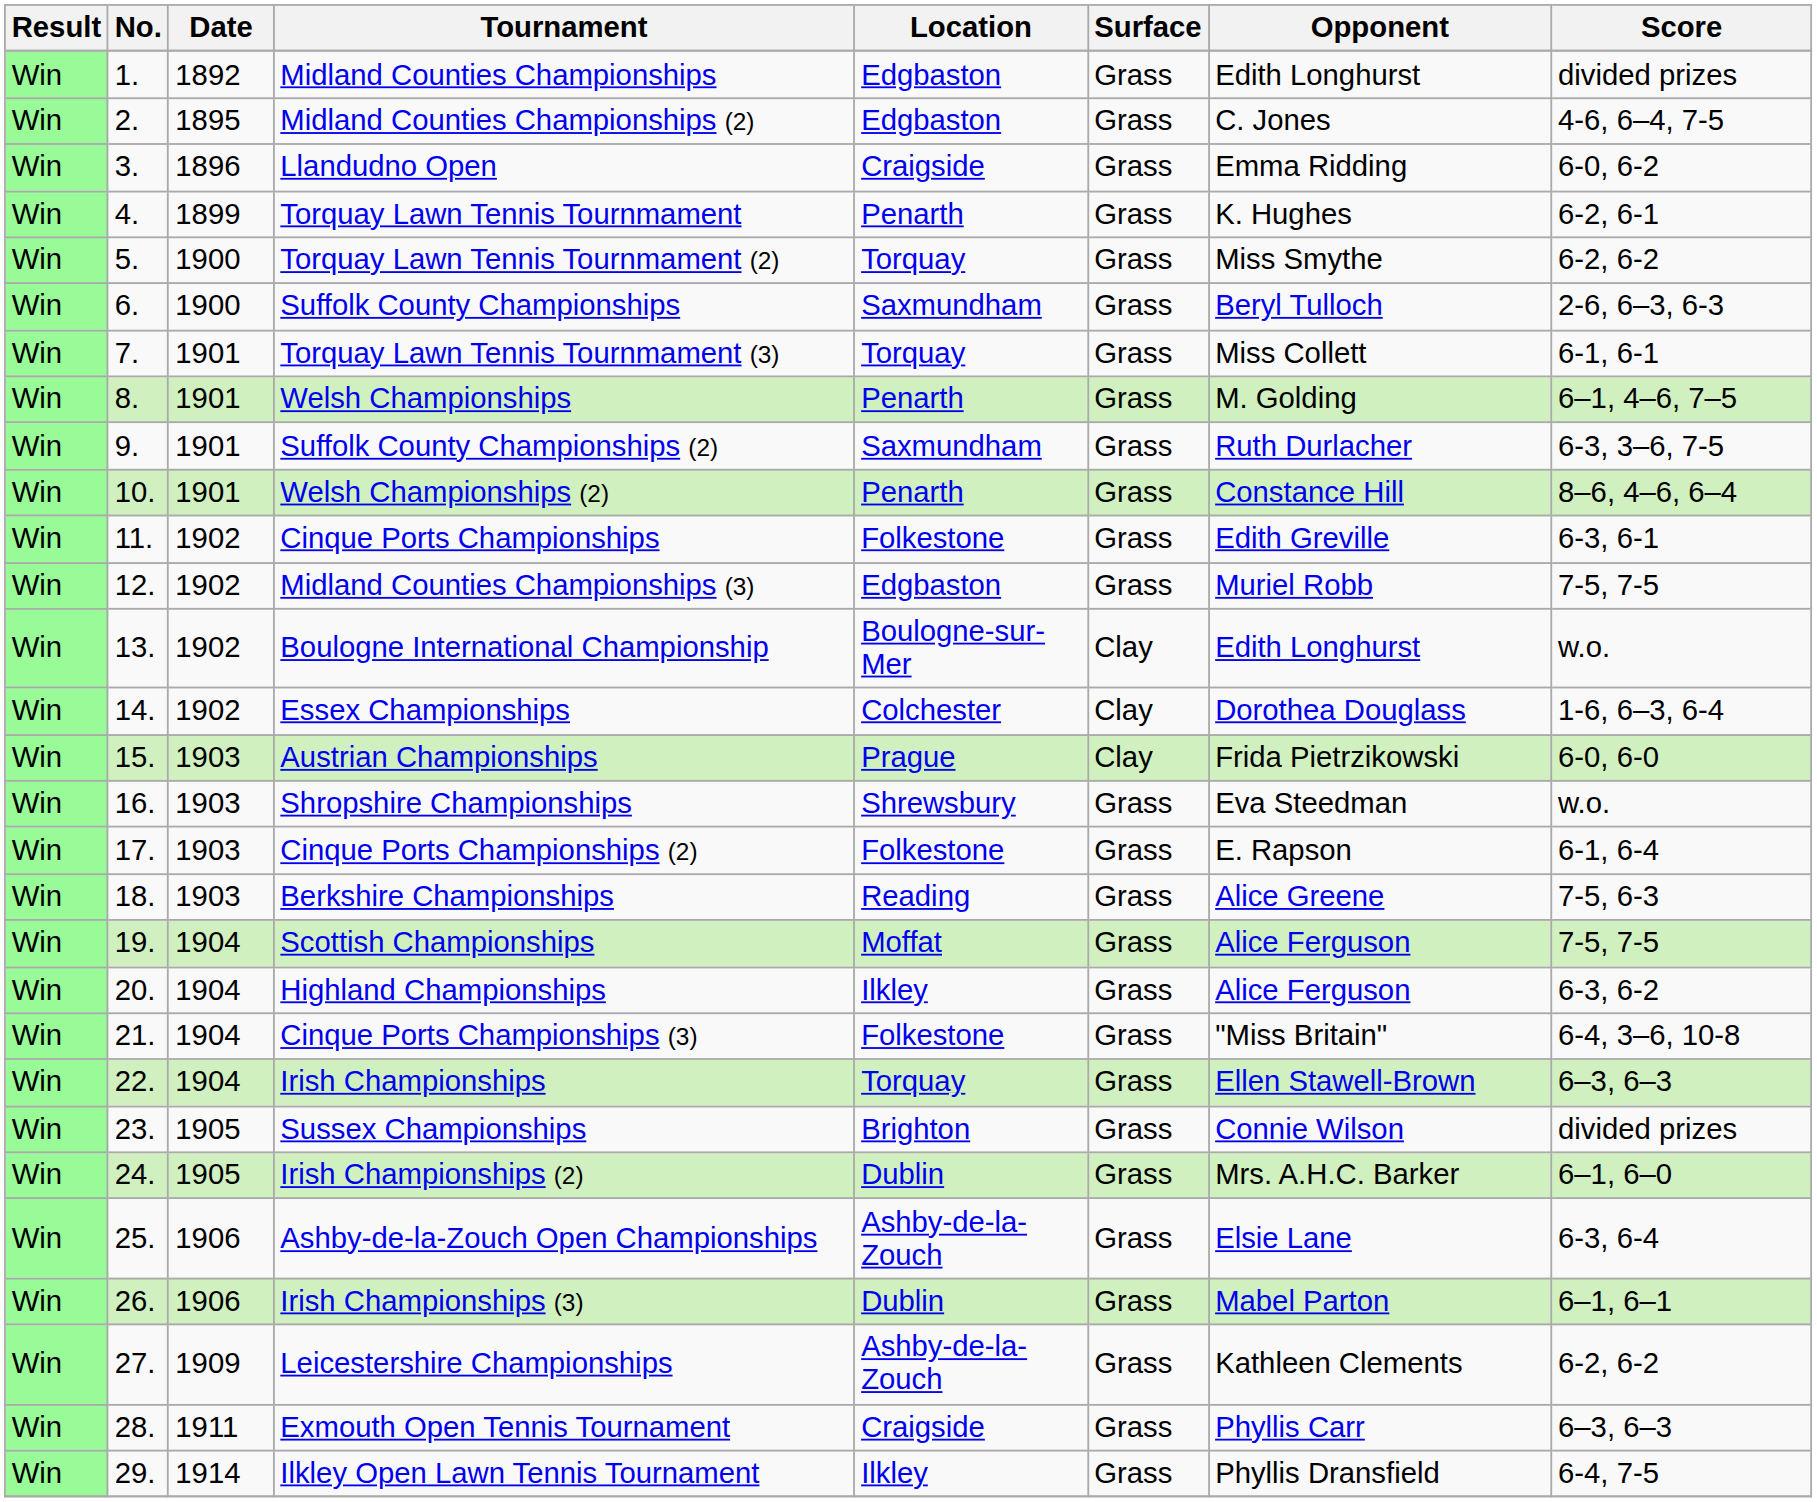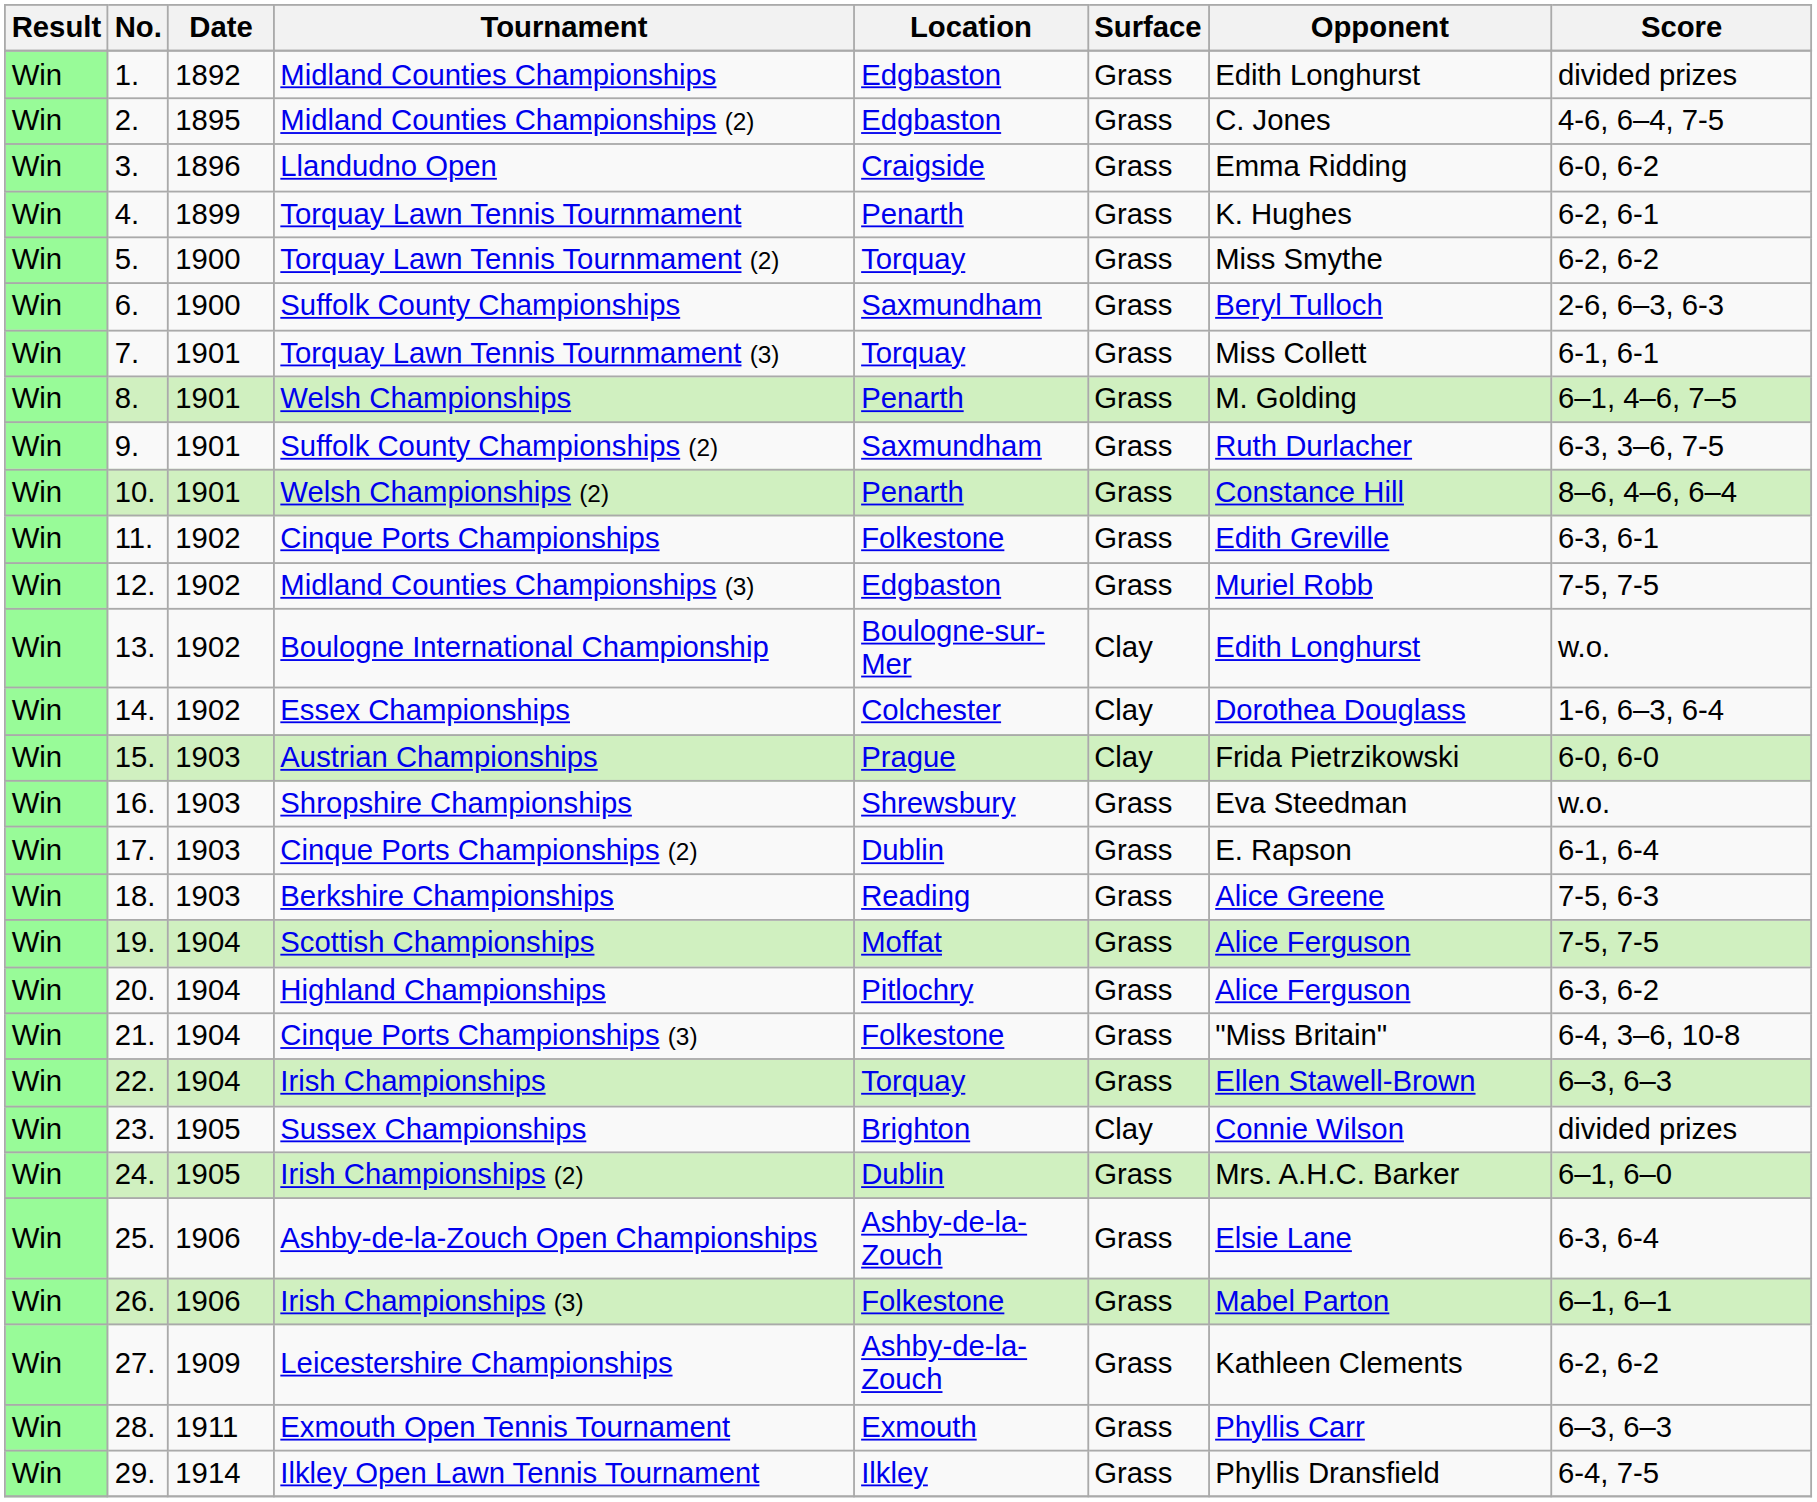(933, 850) Folkestone -> (903, 850) Dublin
(894, 989) Ilkley -> (917, 989) Pitlochry
(1133, 1128) Grass -> (1124, 1128) Clay
(903, 1300) Dublin -> (933, 1300) Folkestone
(923, 1426) Craigside -> (919, 1426) Exmouth
